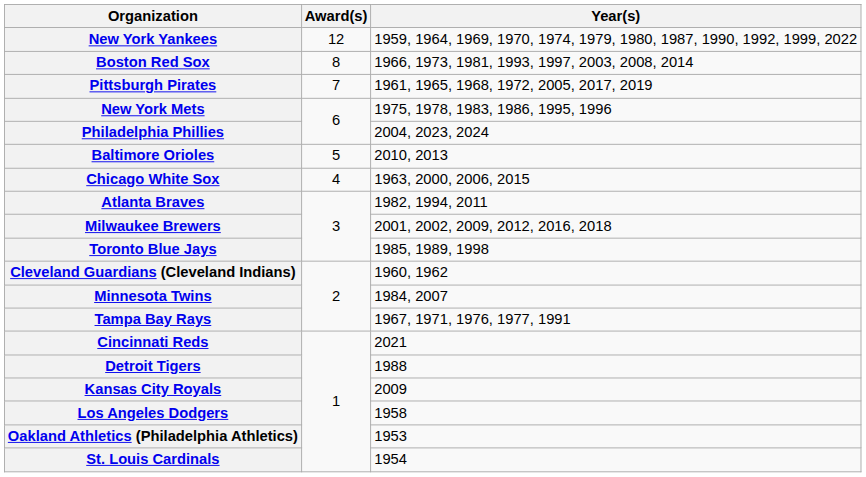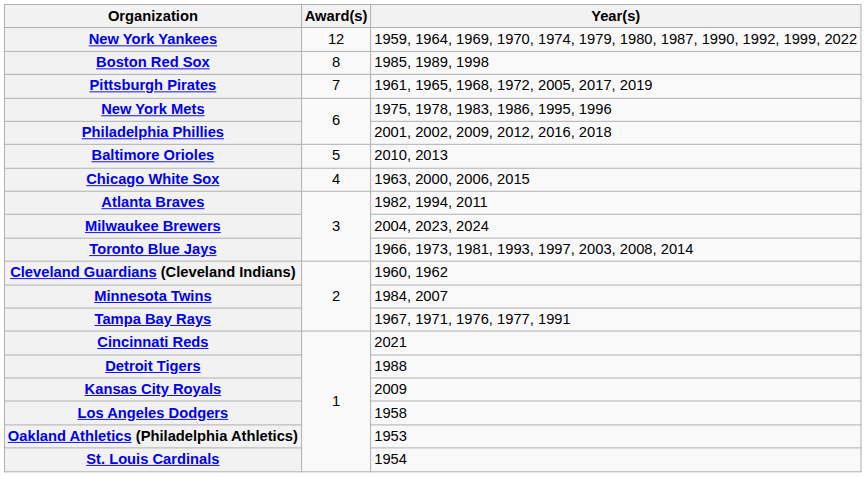(534, 62) 1966, 1973, 1981, 1993, 1997, 2003, 2008, 2014 -> (432, 62) 1985, 1989, 1998
(432, 132) 2004, 2023, 2024 -> (493, 132) 2001, 2002, 2009, 2012, 2016, 2018
(493, 226) 2001, 2002, 2009, 2012, 2016, 2018 -> (432, 226) 2004, 2023, 2024
(432, 249) 1985, 1989, 1998 -> (534, 249) 1966, 1973, 1981, 1993, 1997, 2003, 2008, 2014
